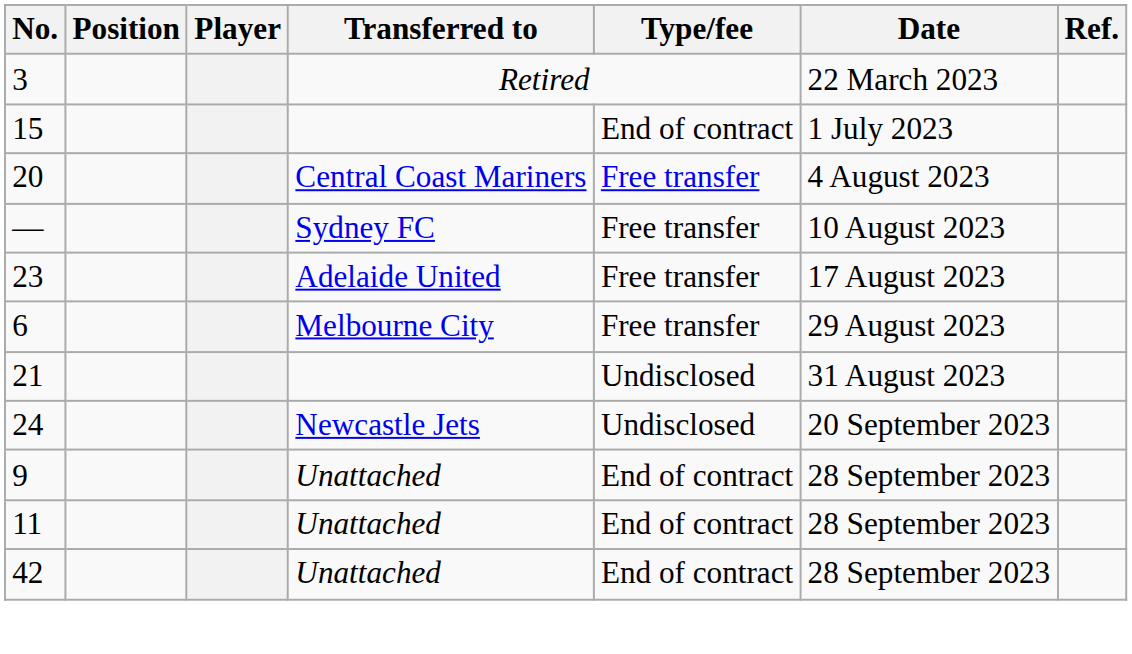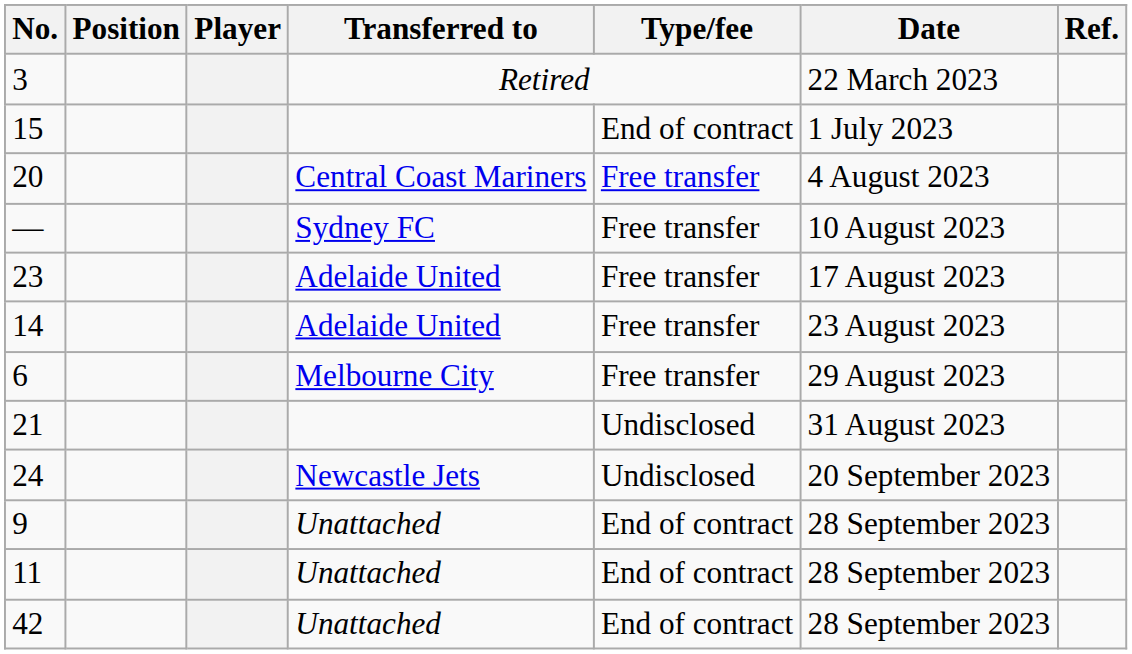+ row: (28, 326)
